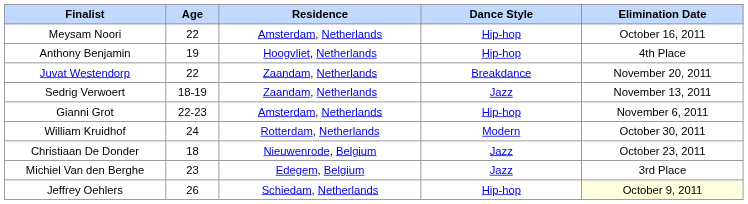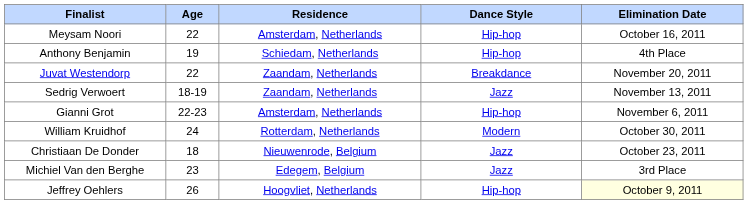(320, 53) Hoogvliet, Netherlands -> (320, 53) Schiedam, Netherlands
(320, 190) Schiedam, Netherlands -> (320, 190) Hoogvliet, Netherlands
